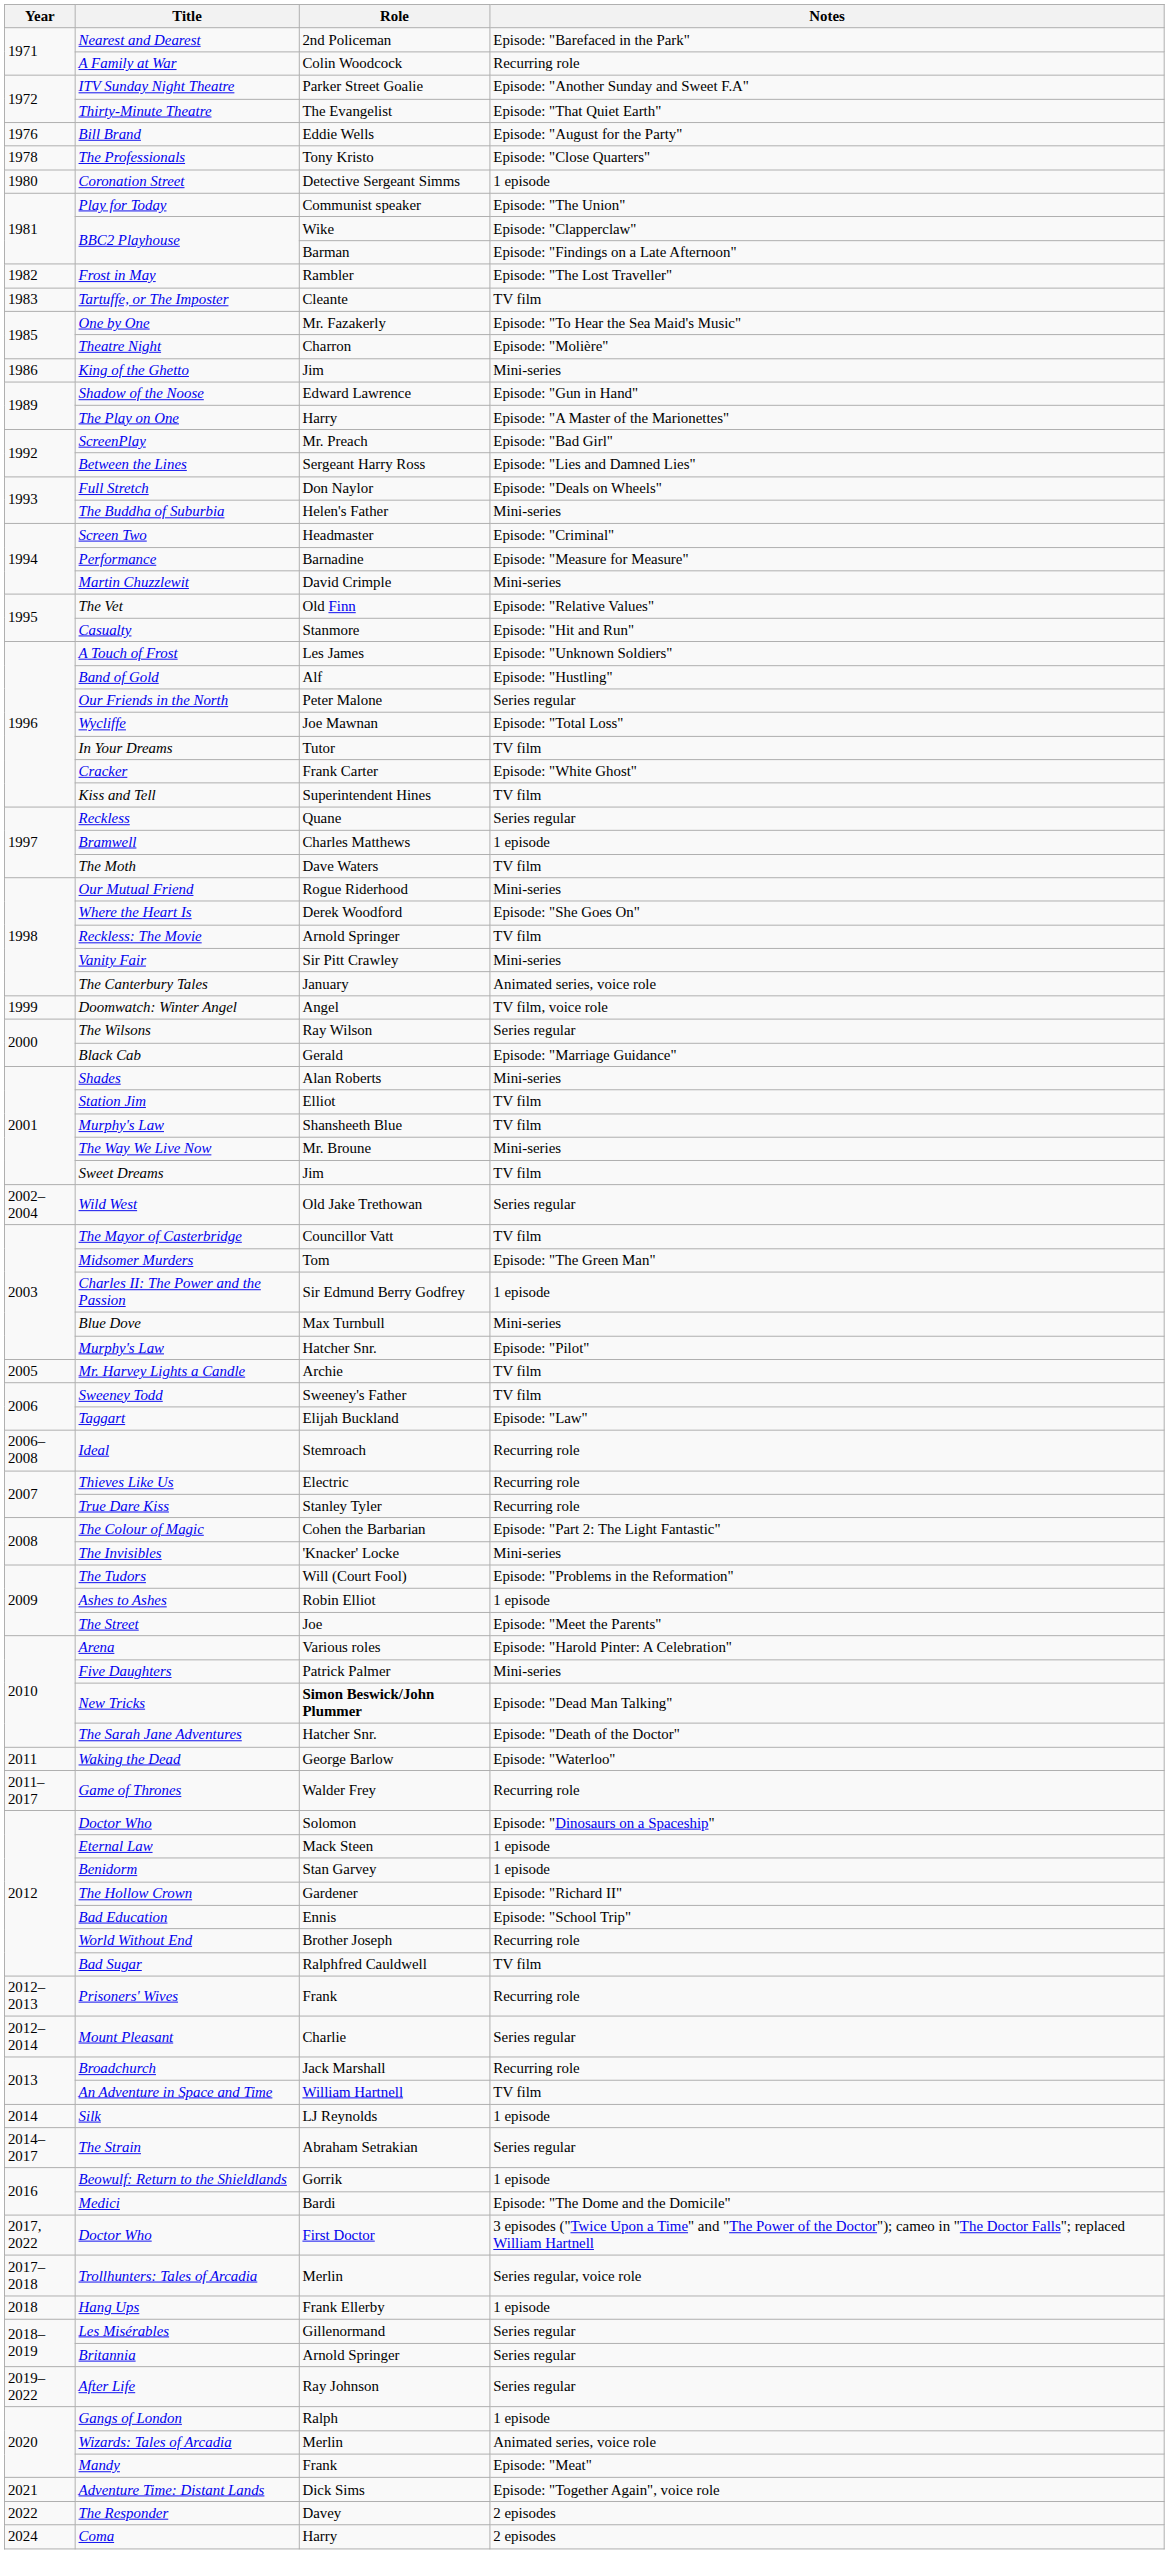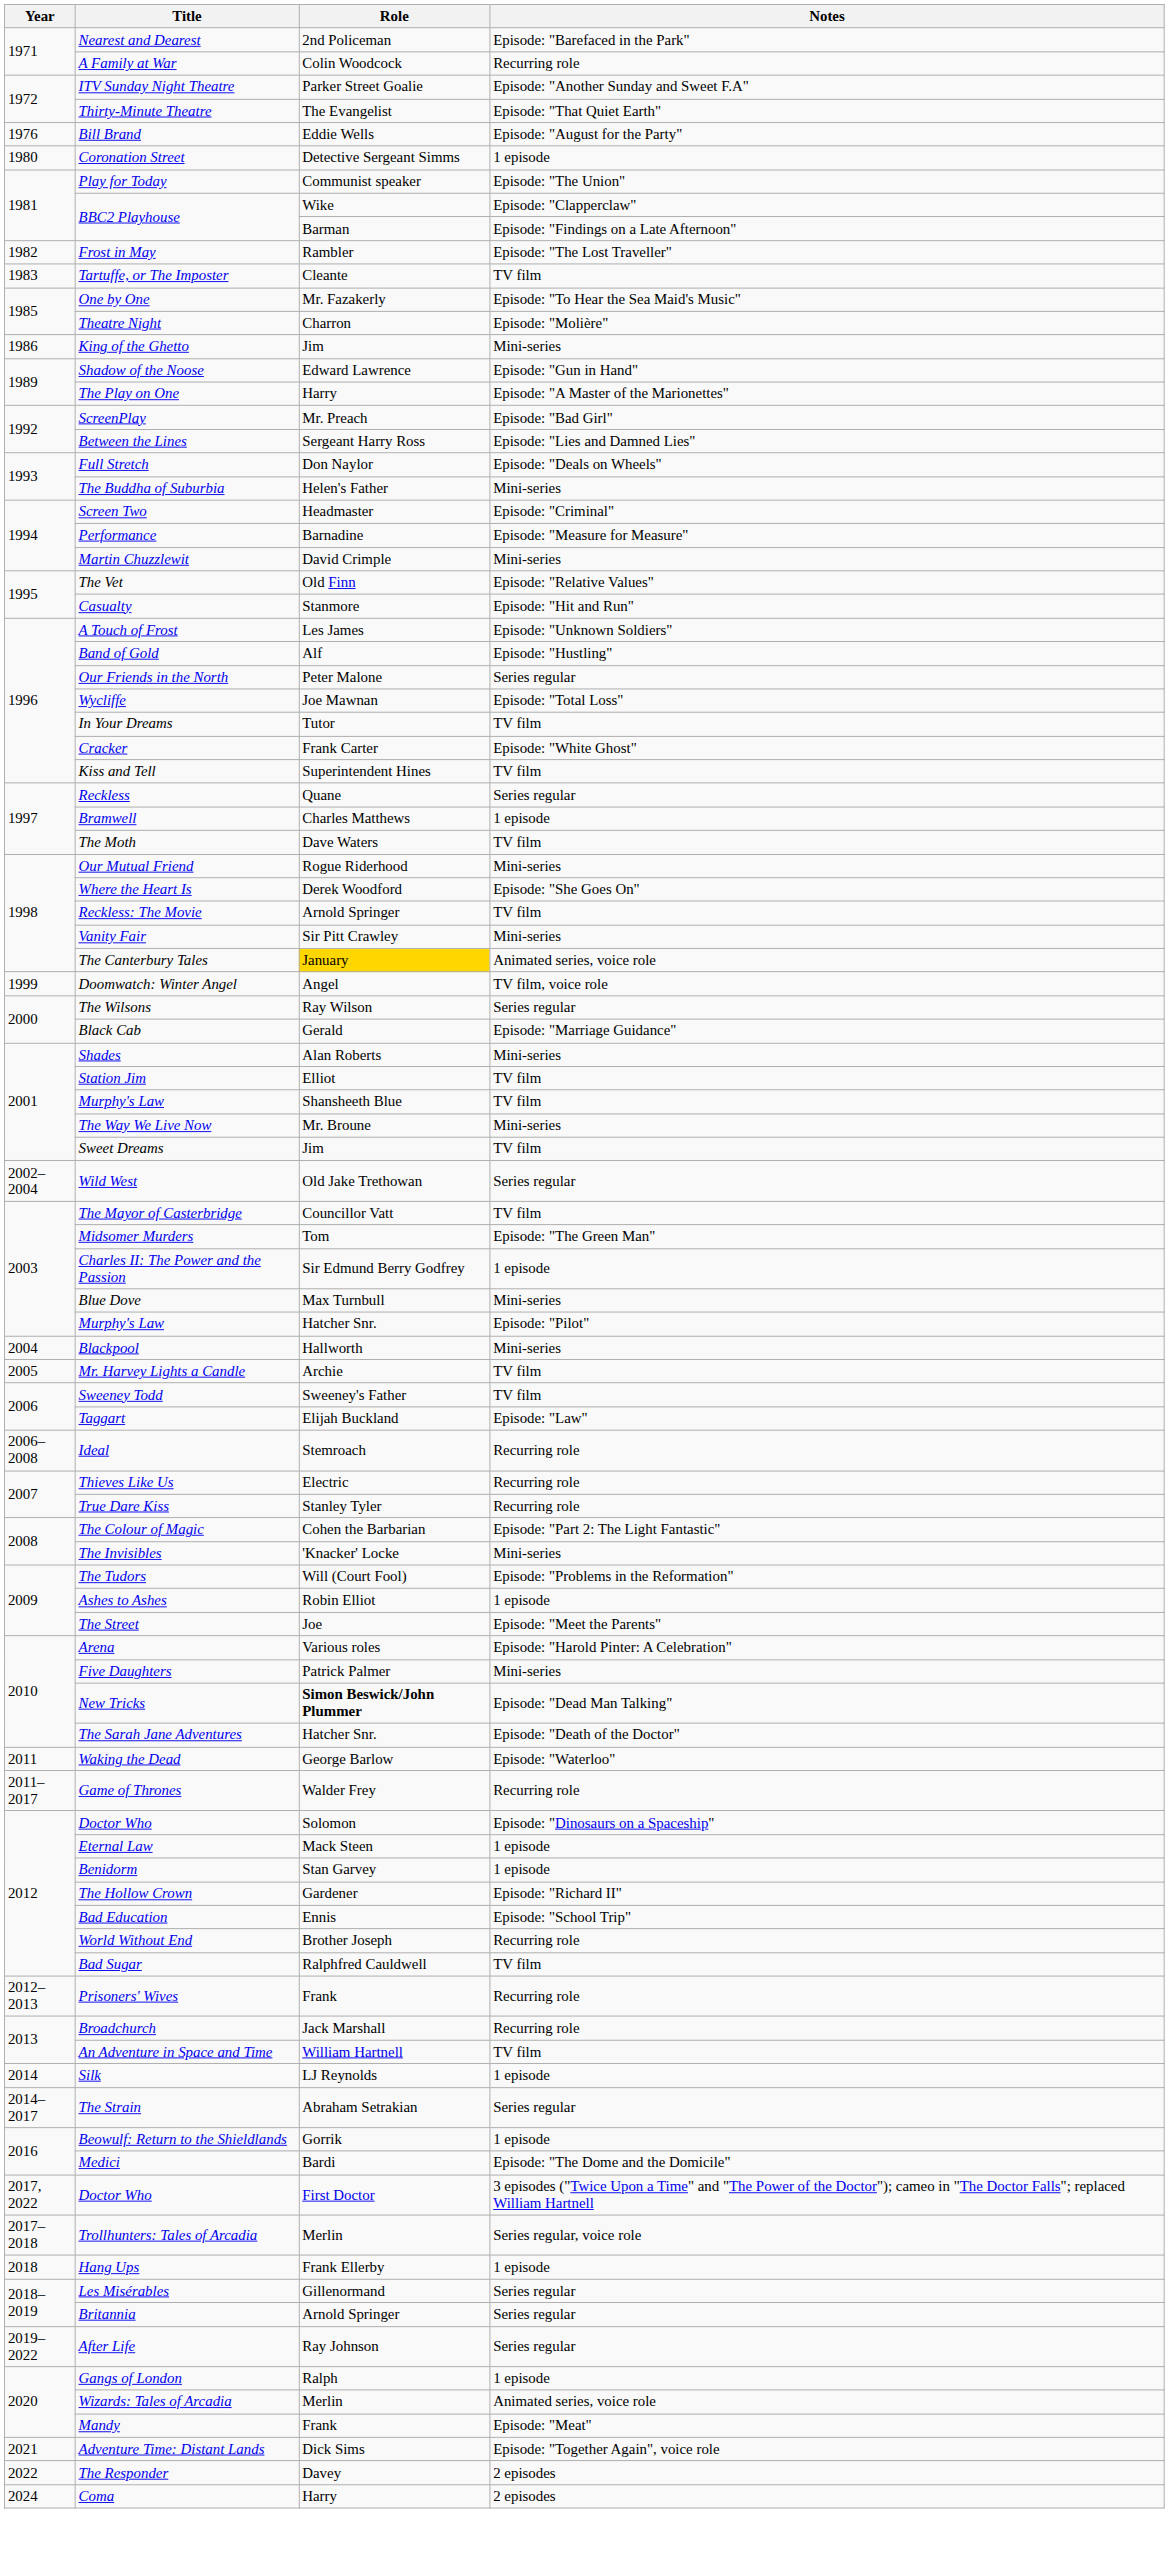- row: (132, 157)
(326, 983) no background -> (325, 960) gold background
+ row: (109, 1347)
- row: (126, 2036)
